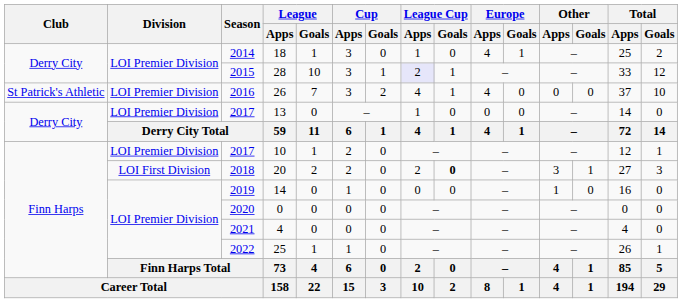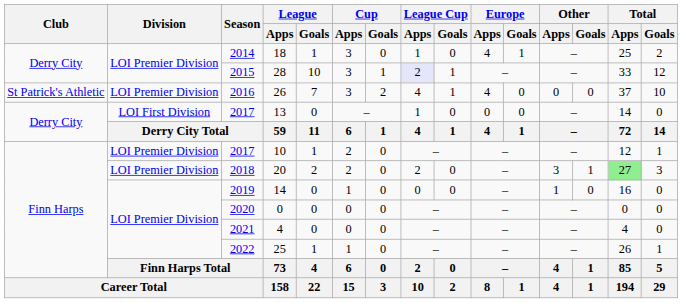(164, 111) LOI Premier Division -> (164, 111) LOI First Division
(164, 170) LOI First Division -> (164, 170) LOI Premier Division
(453, 170) bold -> (453, 170) normal
(625, 170) no background -> (625, 170) lightgreen background
